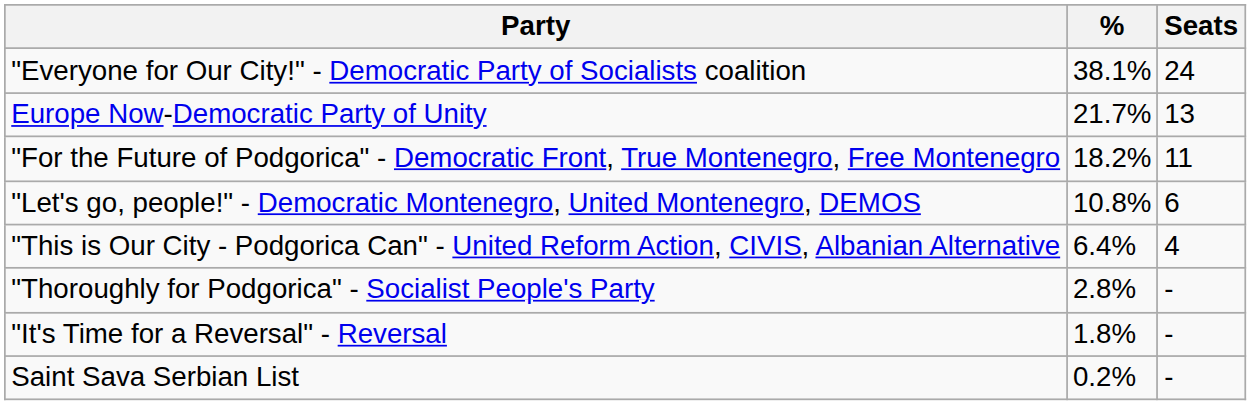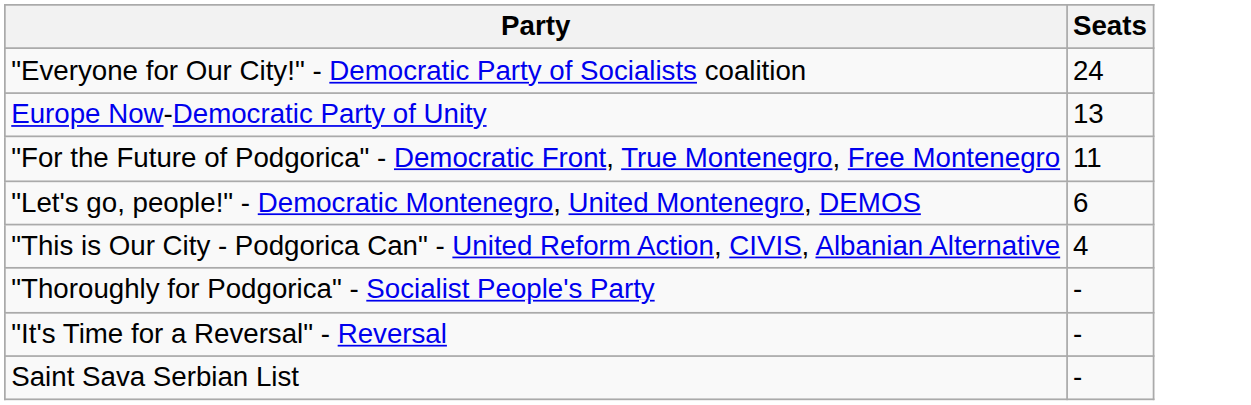- column: (1112, 26)
